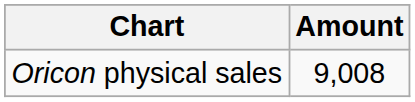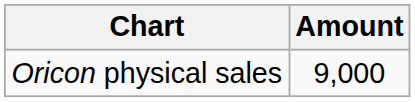(349, 72) 9,008 -> (349, 72) 9,000
